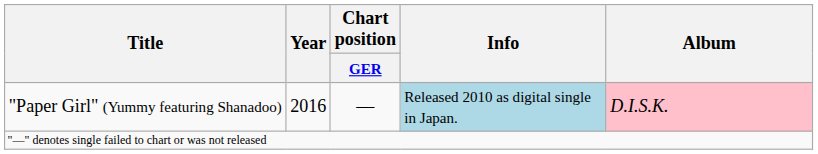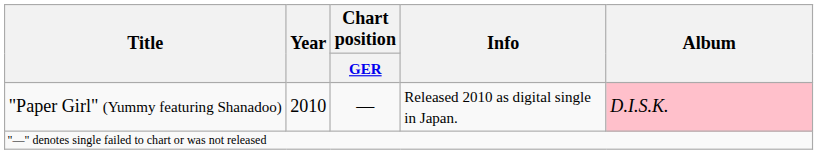(308, 106) 2016 -> (308, 106) 2010
(498, 107) lightblue background -> (498, 107) no background
